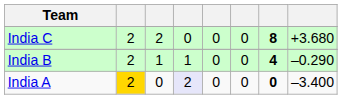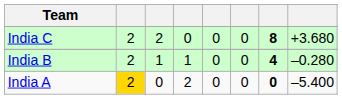(312, 60) –0.290 -> (312, 60) –0.280
(188, 82) lavender background -> (188, 82) no background
(312, 82) –3.400 -> (312, 82) –5.400
